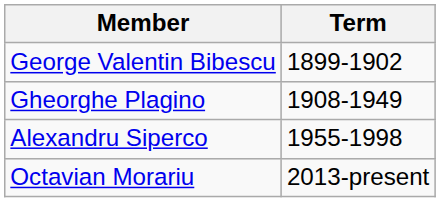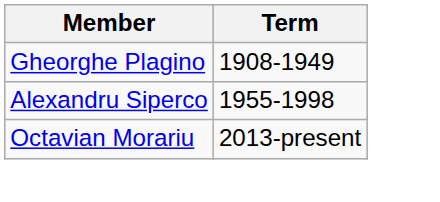- row: (143, 61)
